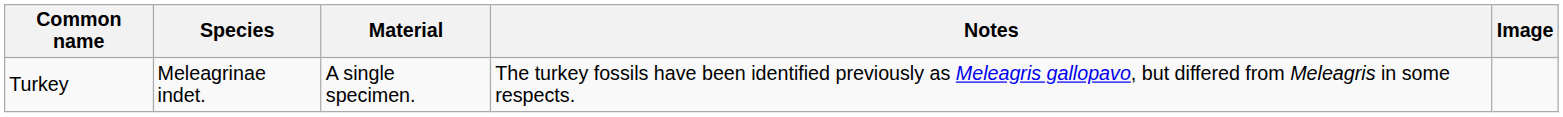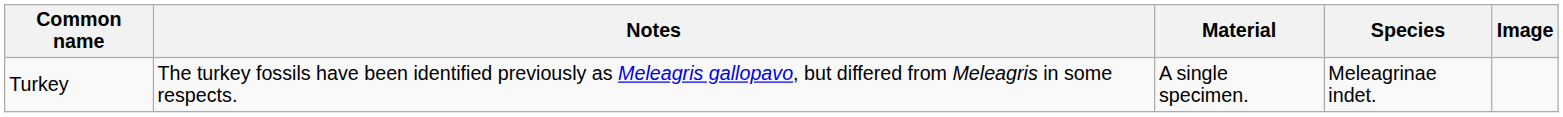columns swapped: (237, 31) <-> (991, 31)
